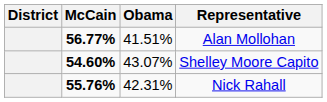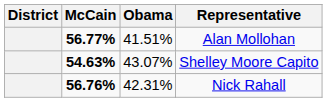(91, 62) 54.60% -> (91, 62) 54.63%
(91, 85) 55.76% -> (91, 85) 56.76%
